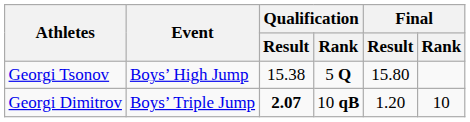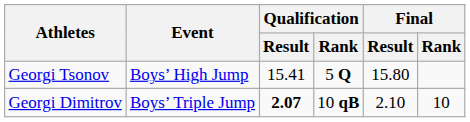(286, 74) 15.38 -> (286, 74) 15.41
(390, 102) 1.20 -> (390, 102) 2.10
